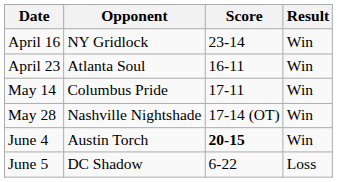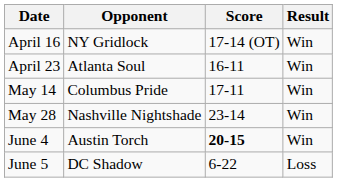(227, 41) 23-14 -> (244, 41) 17-14 (OT)
(244, 115) 17-14 (OT) -> (227, 115) 23-14
